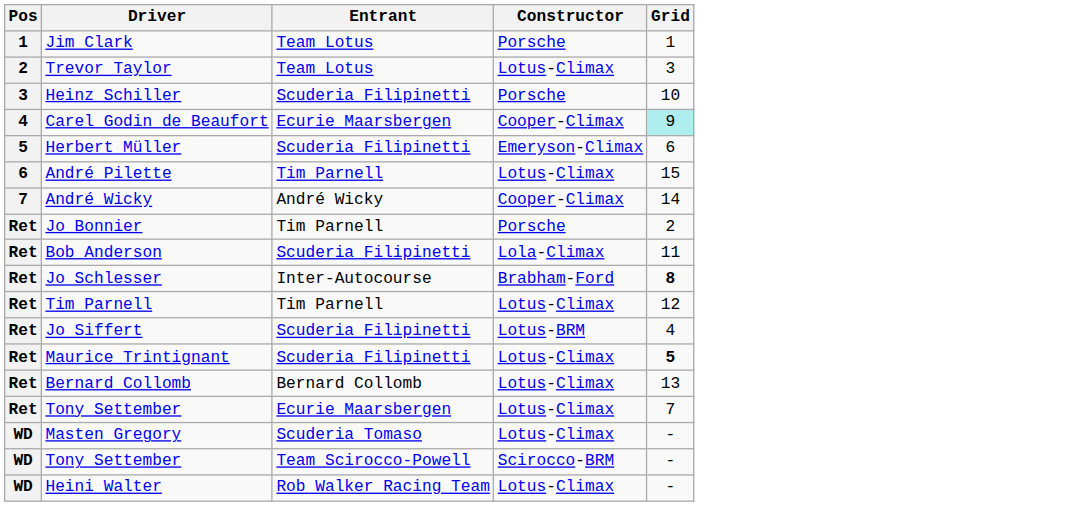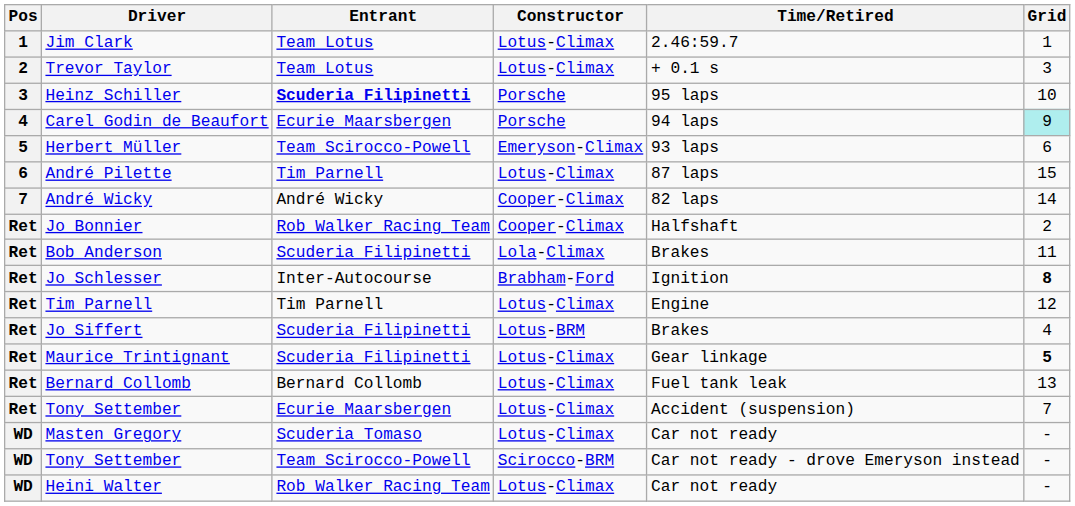+ column: (835, 18)
(532, 44) Porsche -> (556, 44) Lotus-Climax
(373, 96) normal -> (373, 96) bold
(561, 123) Cooper-Climax -> (532, 123) Porsche
(373, 149) Scuderia Filipinetti -> (373, 149) Team Scirocco-Powell
(330, 227) Tim Parnell -> (383, 227) Rob Walker Racing Team
(532, 227) Porsche -> (561, 227) Cooper-Climax
